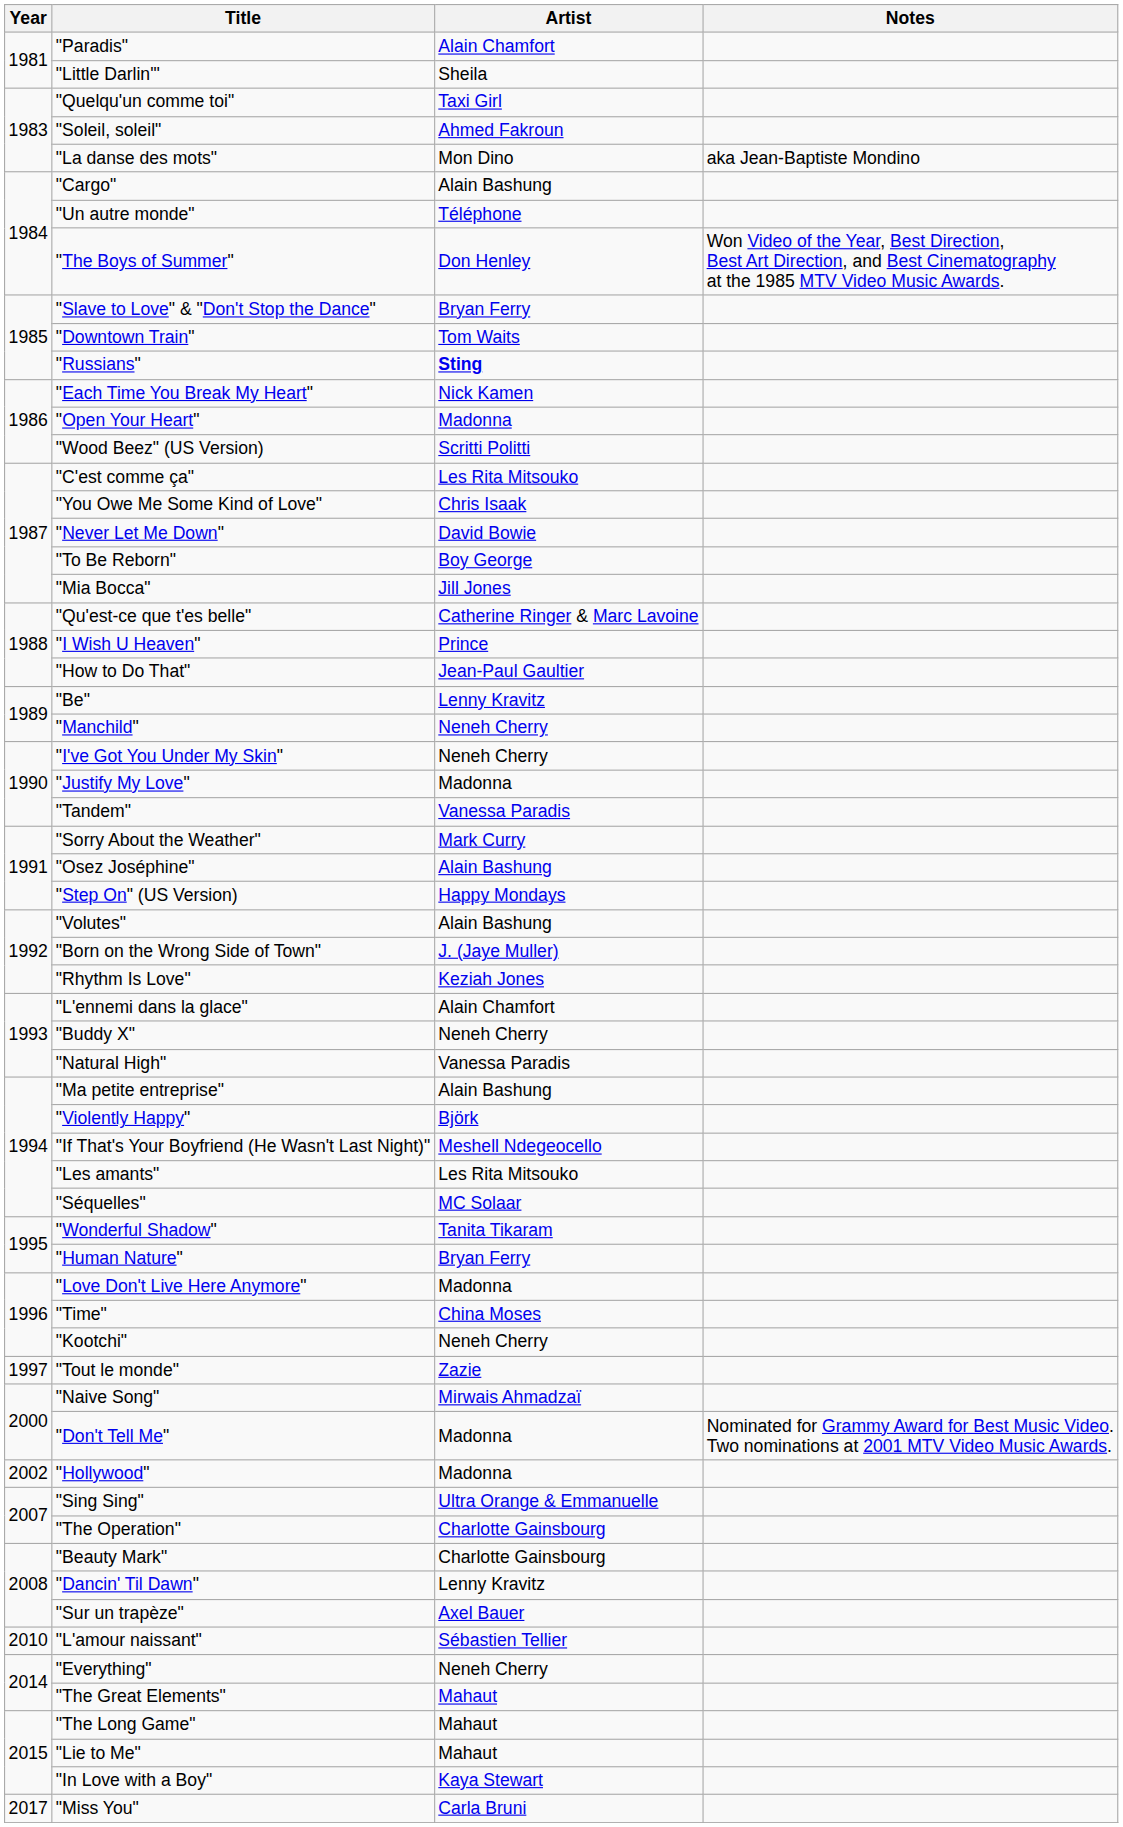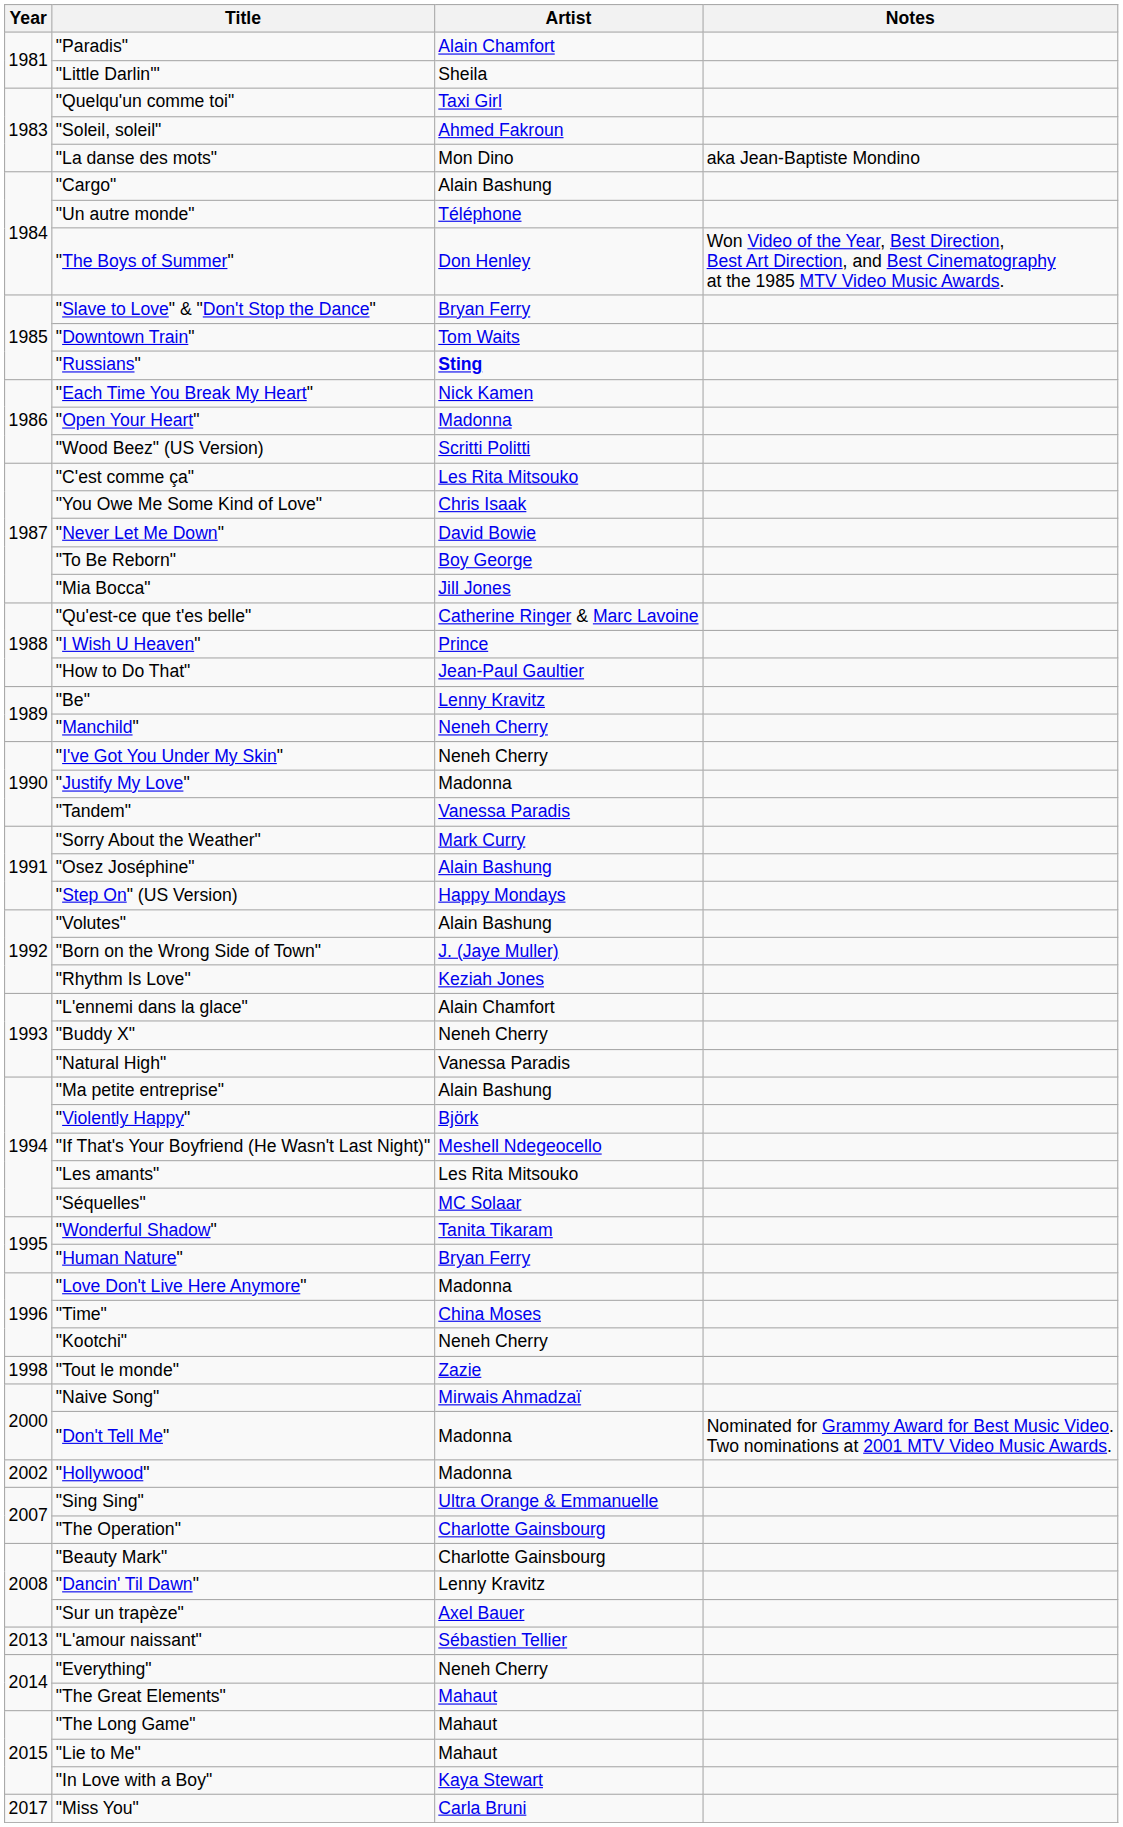(28, 1369) 1997 -> (28, 1369) 1998
(28, 1640) 2010 -> (28, 1640) 2013
